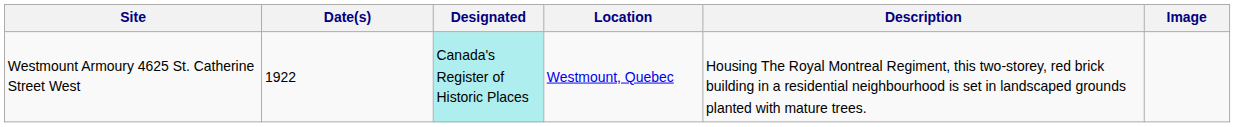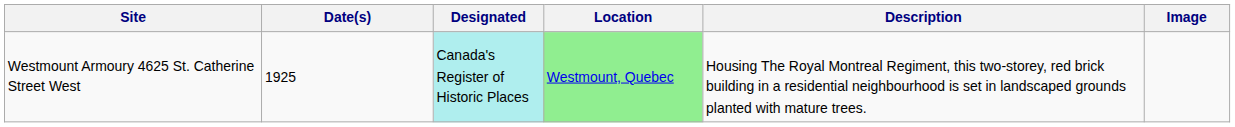(281, 77) 1922 -> (281, 77) 1925
(610, 77) no background -> (610, 77) lightgreen background
